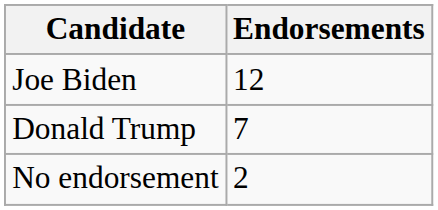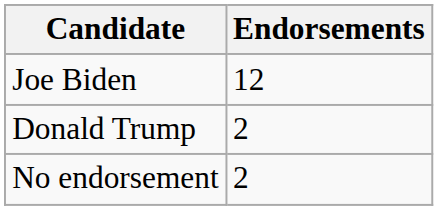(241, 128) 7 -> (241, 128) 2
